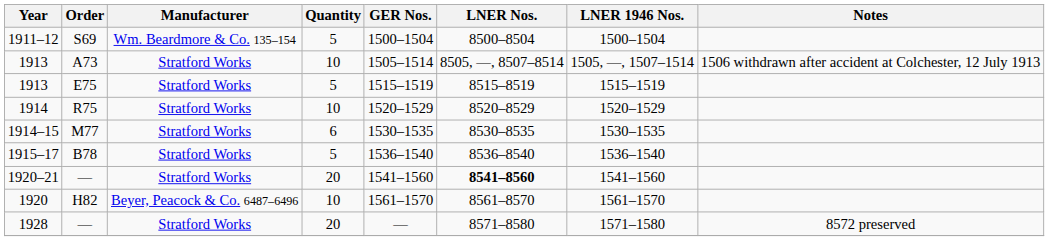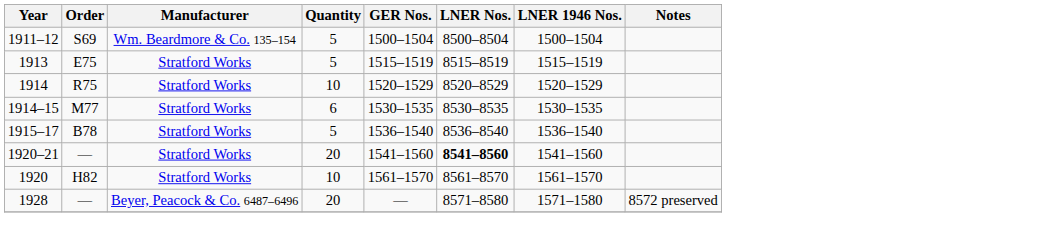- row: (33, 62)
(205, 200) Beyer, Peacock & Co. 6487–6496 -> (205, 177) Stratford Works
(205, 223) Stratford Works -> (205, 200) Beyer, Peacock & Co. 6487–6496
